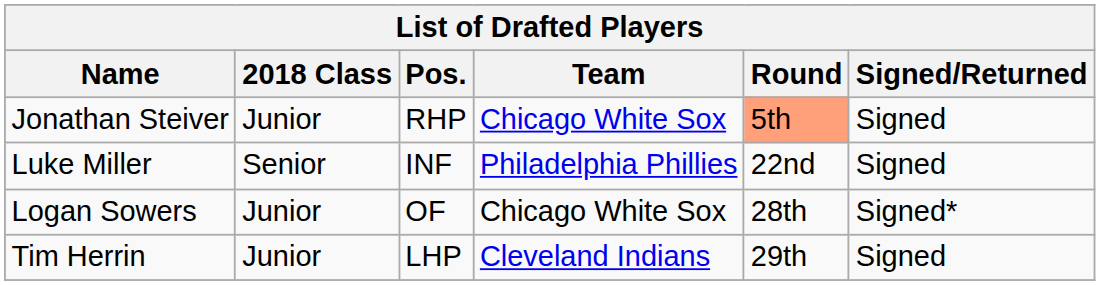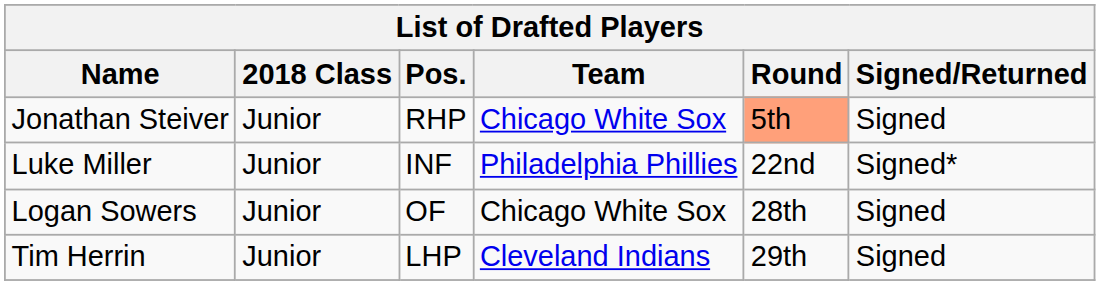(284, 165) Senior -> (282, 165) Junior
(901, 165) Signed -> (907, 165) Signed*
(907, 211) Signed* -> (901, 211) Signed
